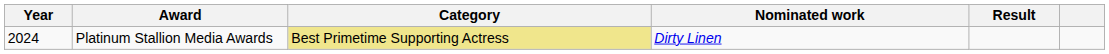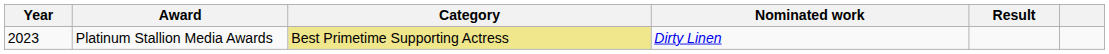(23, 37) 2024 -> (23, 37) 2023
